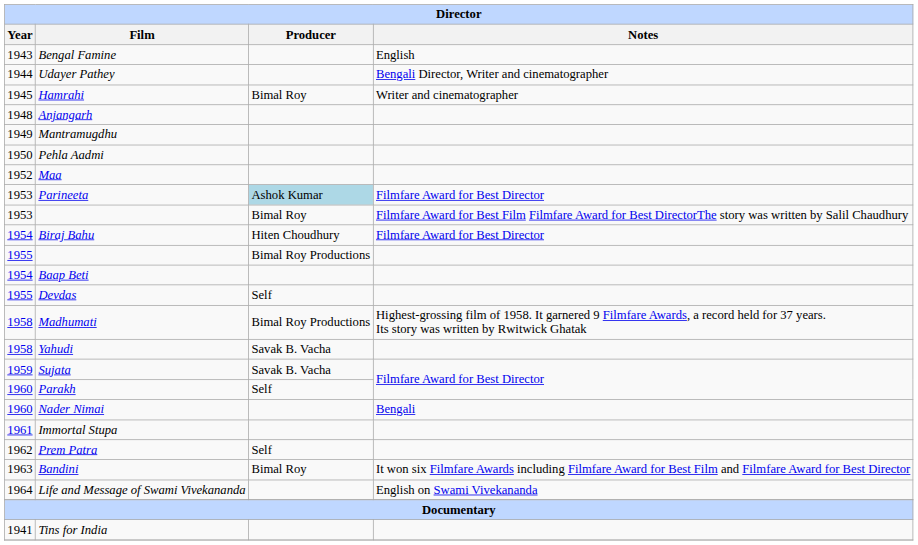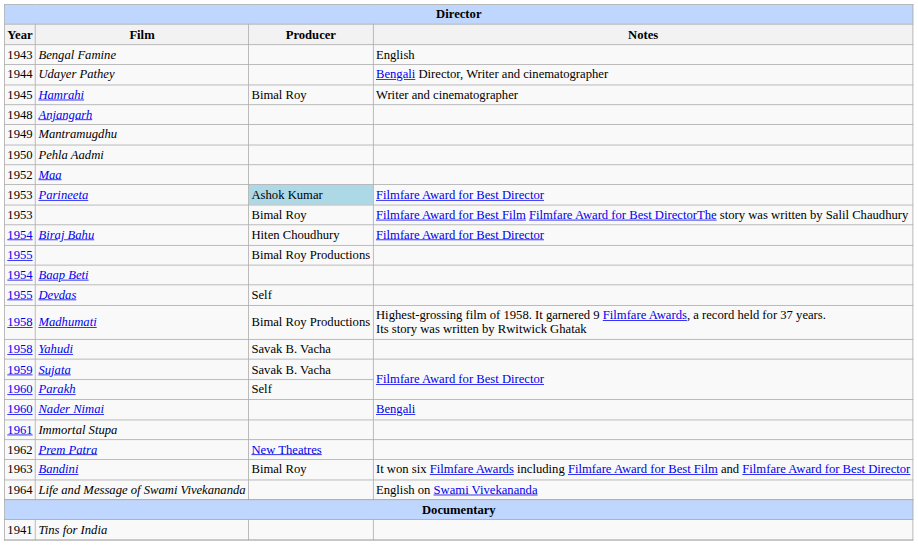(262, 449) Self -> (287, 449) New Theatres
